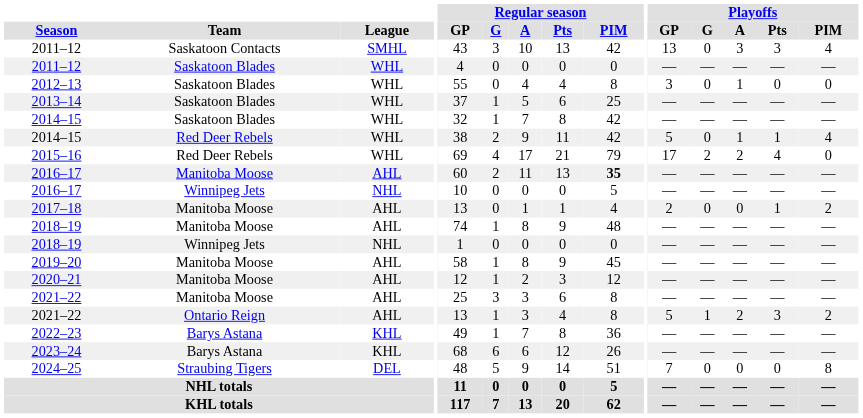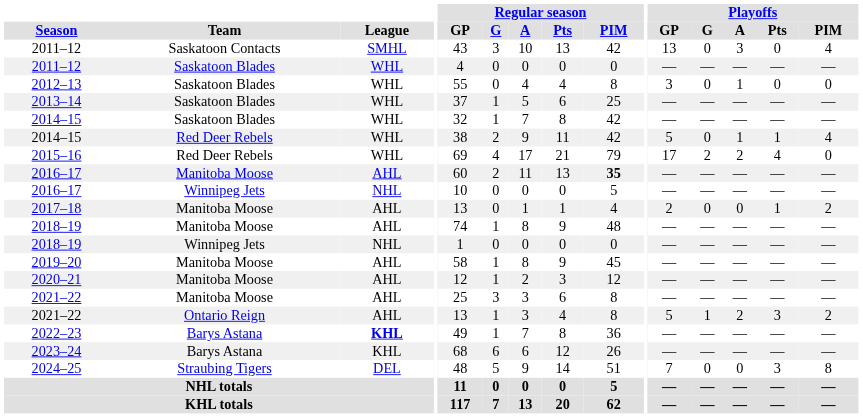(777, 48) 3 -> (777, 48) 0
(387, 333) normal -> (387, 333) bold
(777, 368) 0 -> (777, 368) 3
